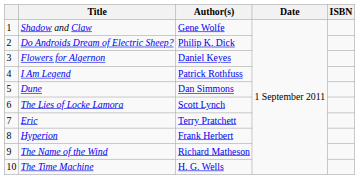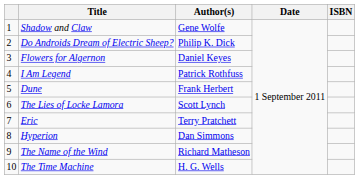(206, 89) Dan Simmons -> (206, 89) Frank Herbert
(206, 136) Frank Herbert -> (206, 136) Dan Simmons
